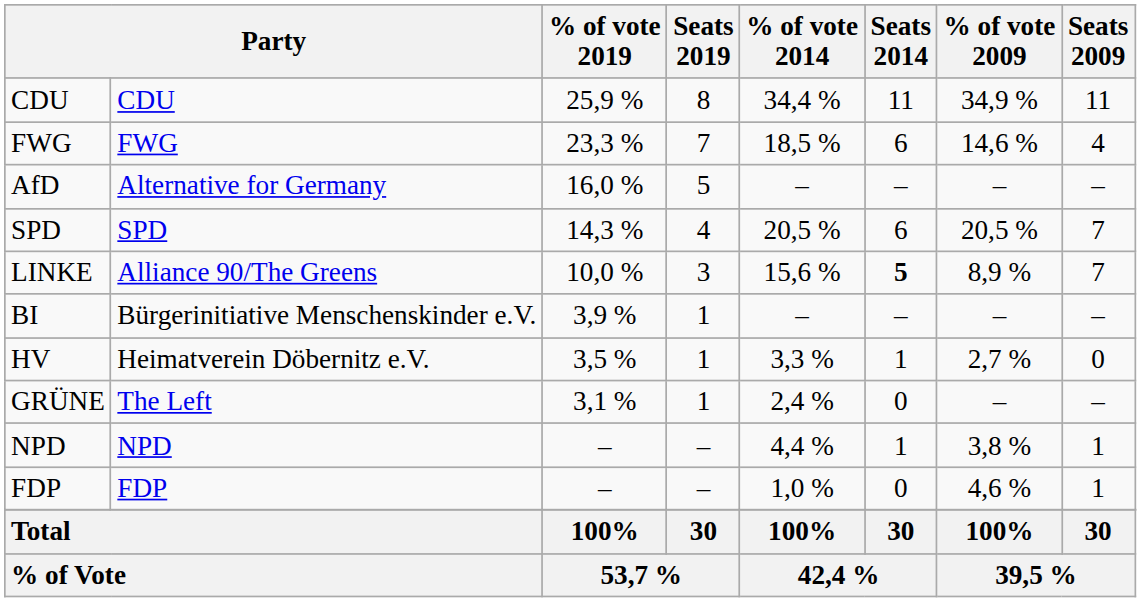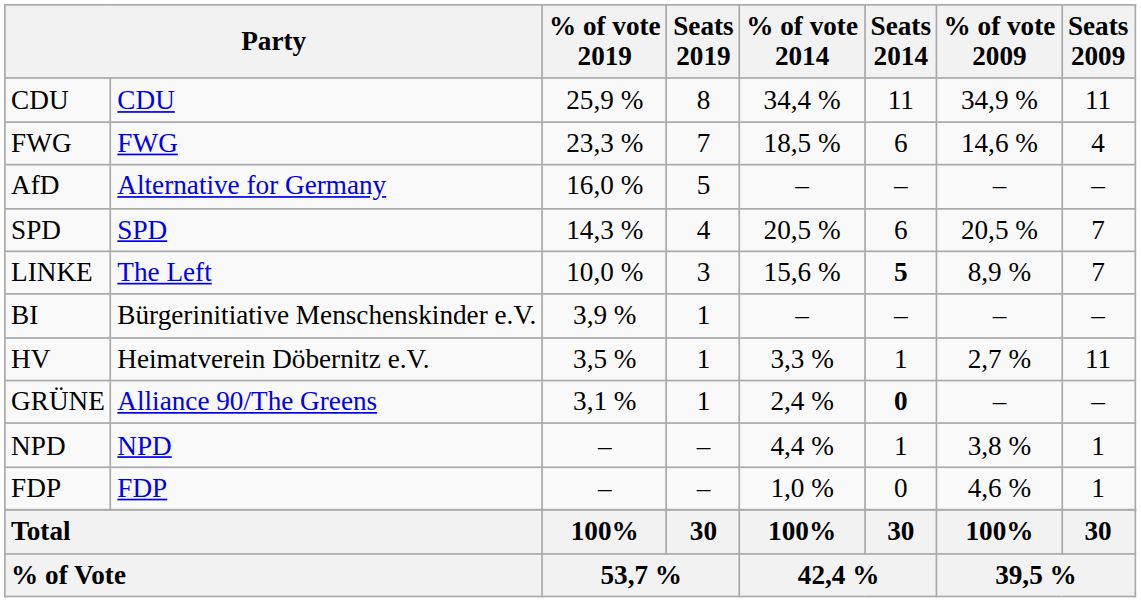(247, 272) Alliance 90/The Greens -> (165, 272) The Left
(1098, 358) 0 -> (1098, 358) 11
(165, 401) The Left -> (247, 401) Alliance 90/The Greens
(901, 401) normal -> (901, 401) bold
